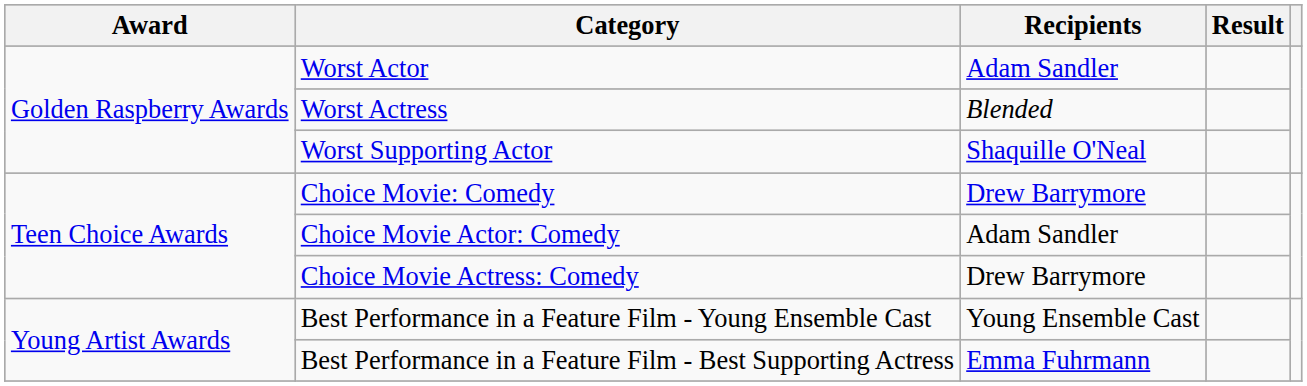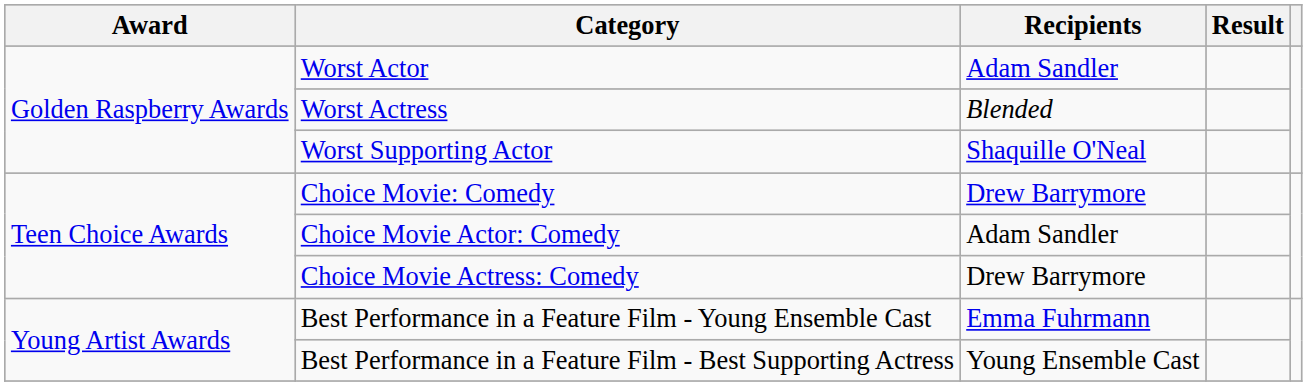(1083, 318) Young Ensemble Cast -> (1058, 318) Emma Fuhrmann
(1058, 360) Emma Fuhrmann -> (1083, 360) Young Ensemble Cast
